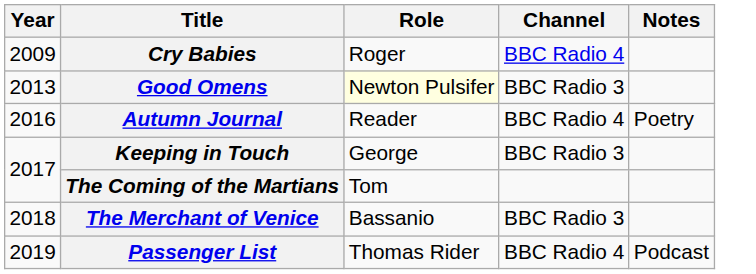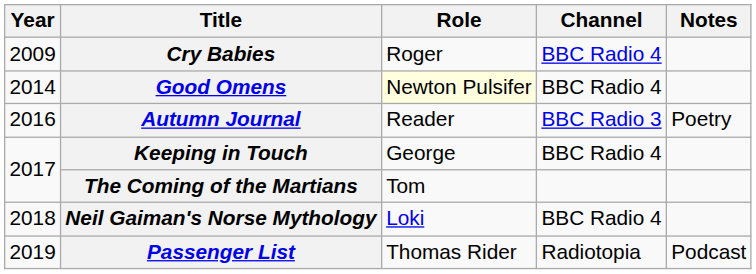(33, 86) 2013 -> (33, 86) 2014
(564, 86) BBC Radio 3 -> (602, 86) BBC Radio 4
(564, 119) BBC Radio 4 -> (602, 119) BBC Radio 3
(564, 152) BBC Radio 3 -> (602, 152) BBC Radio 4
- row: (202, 218)
+ row: (221, 218)
(564, 251) BBC Radio 4 -> (591, 251) Radiotopia
